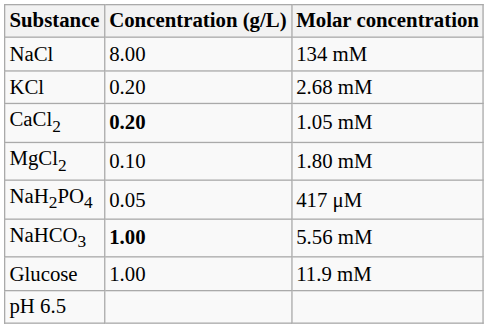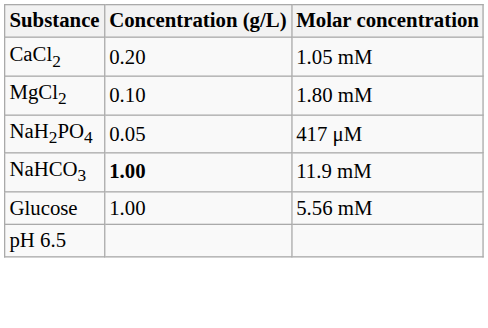- row: (31, 53)
- row: (27, 86)
(127, 122) bold -> (127, 56) normal
(334, 237) 5.56 mM -> (334, 171) 11.9 mM
(334, 273) 11.9 mM -> (334, 207) 5.56 mM
